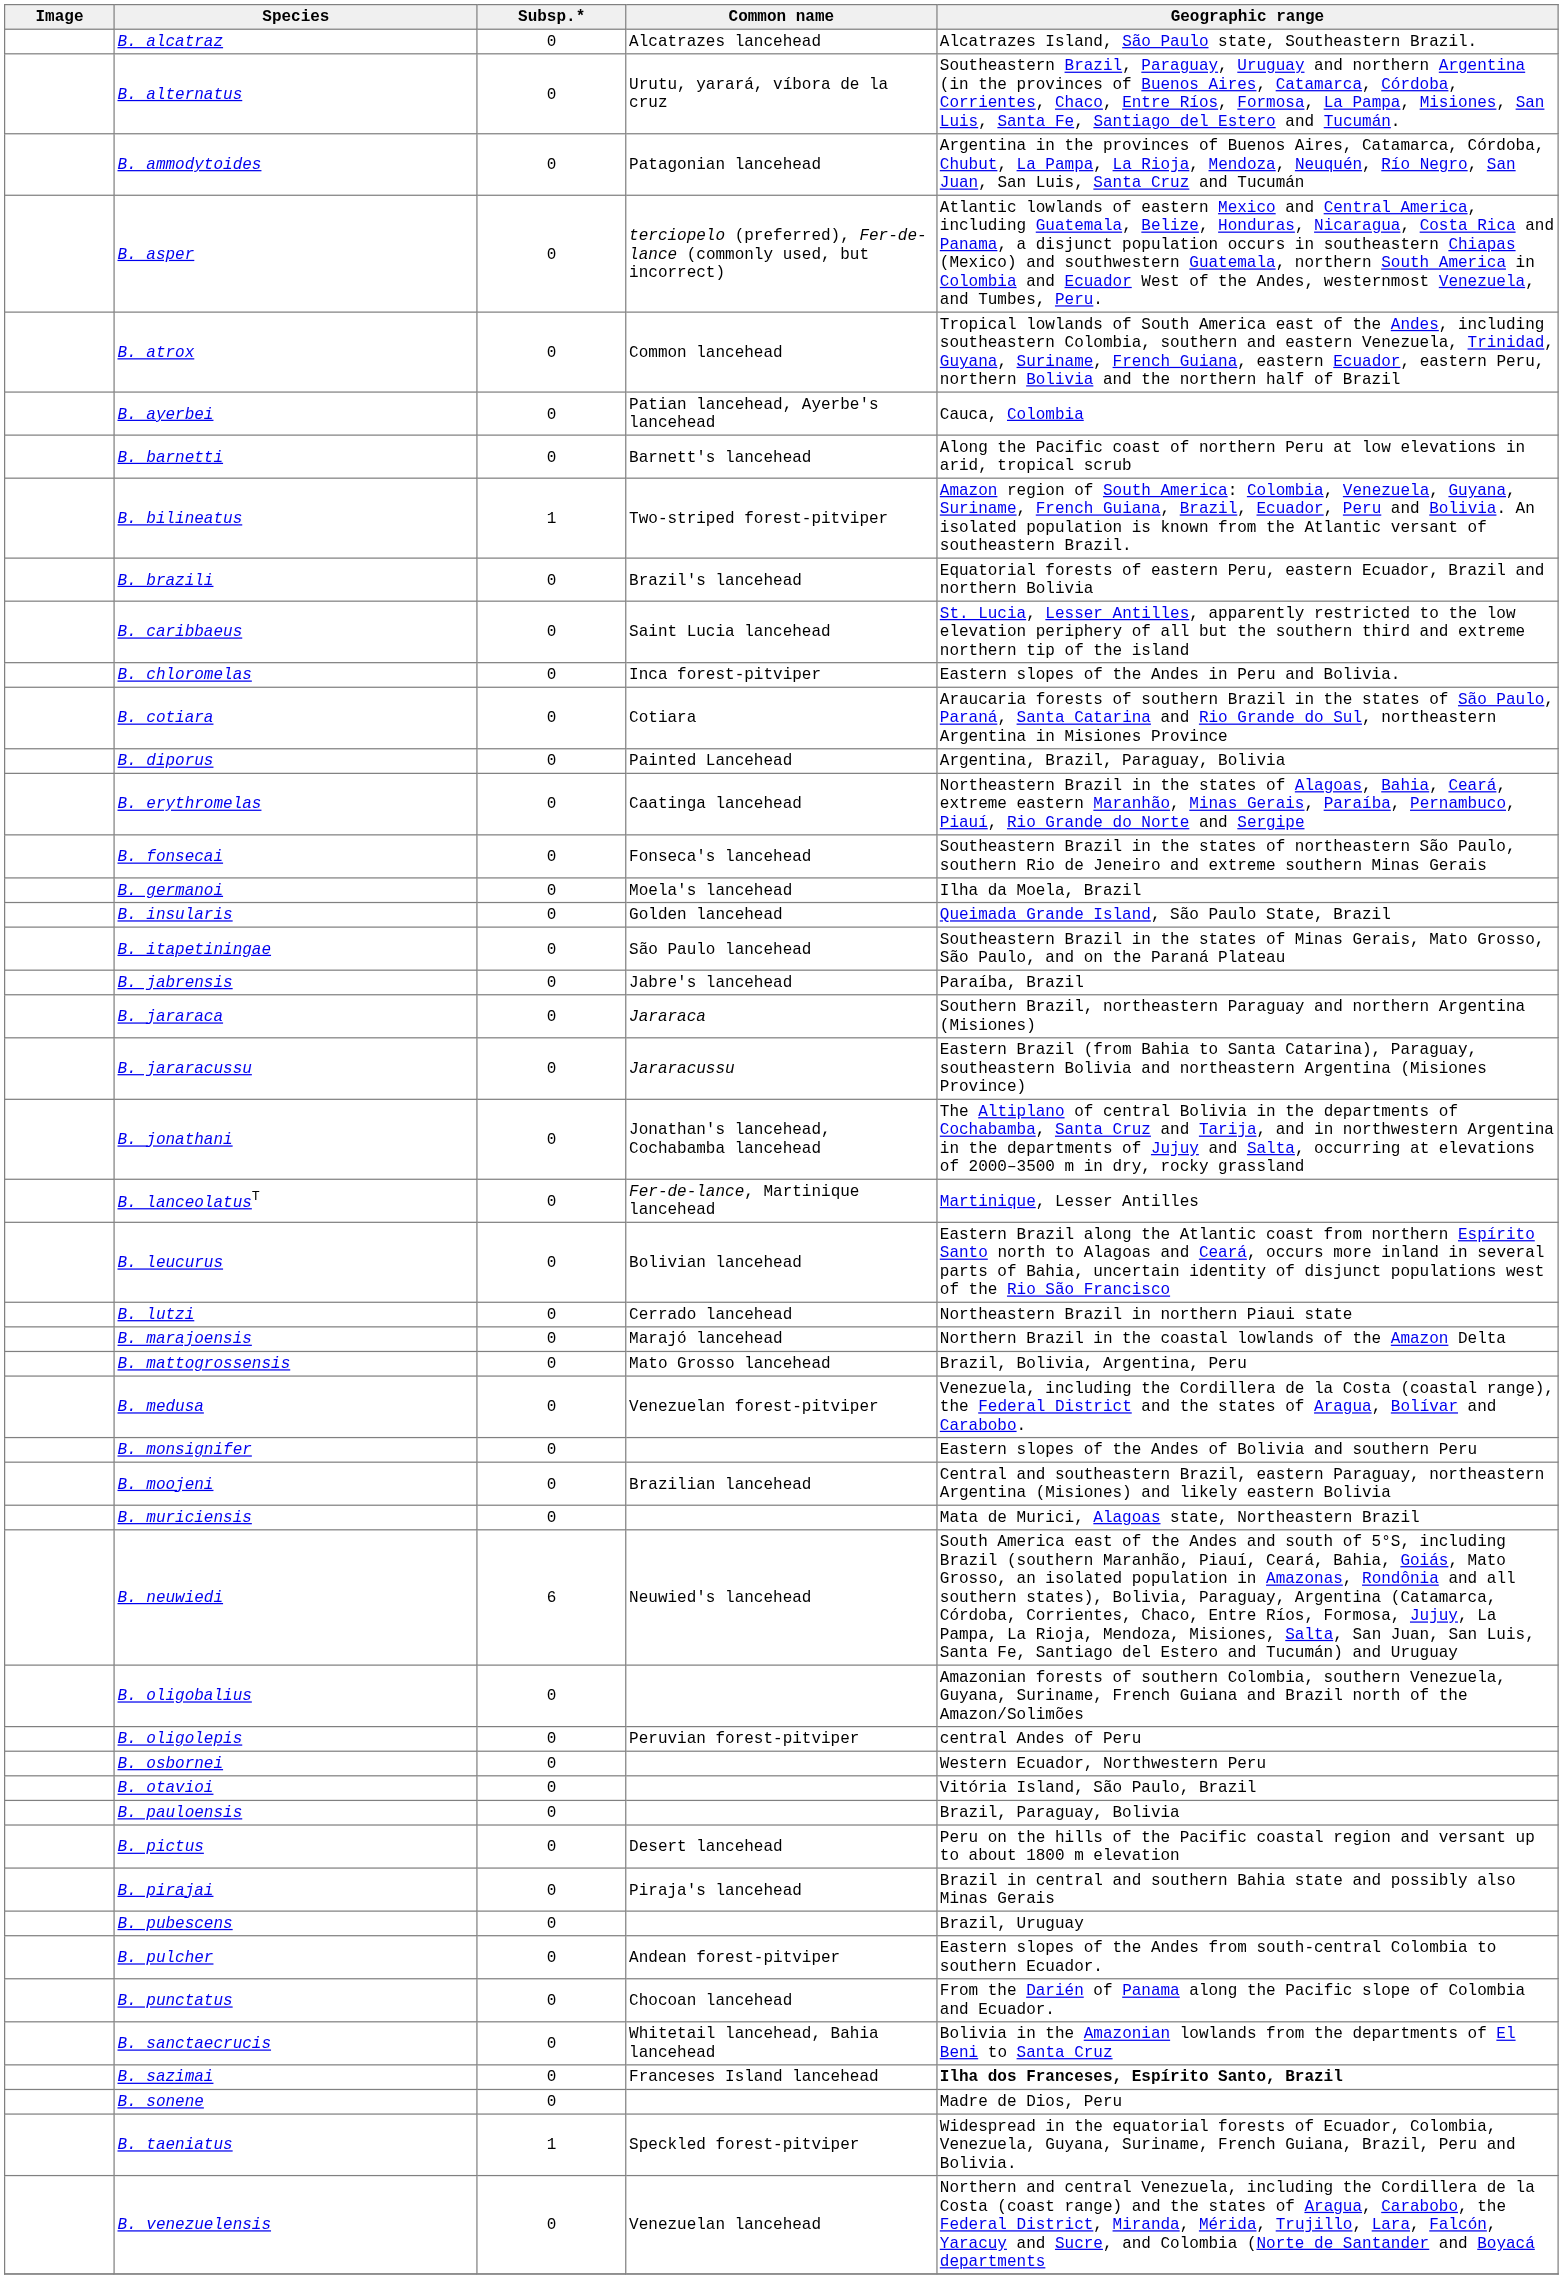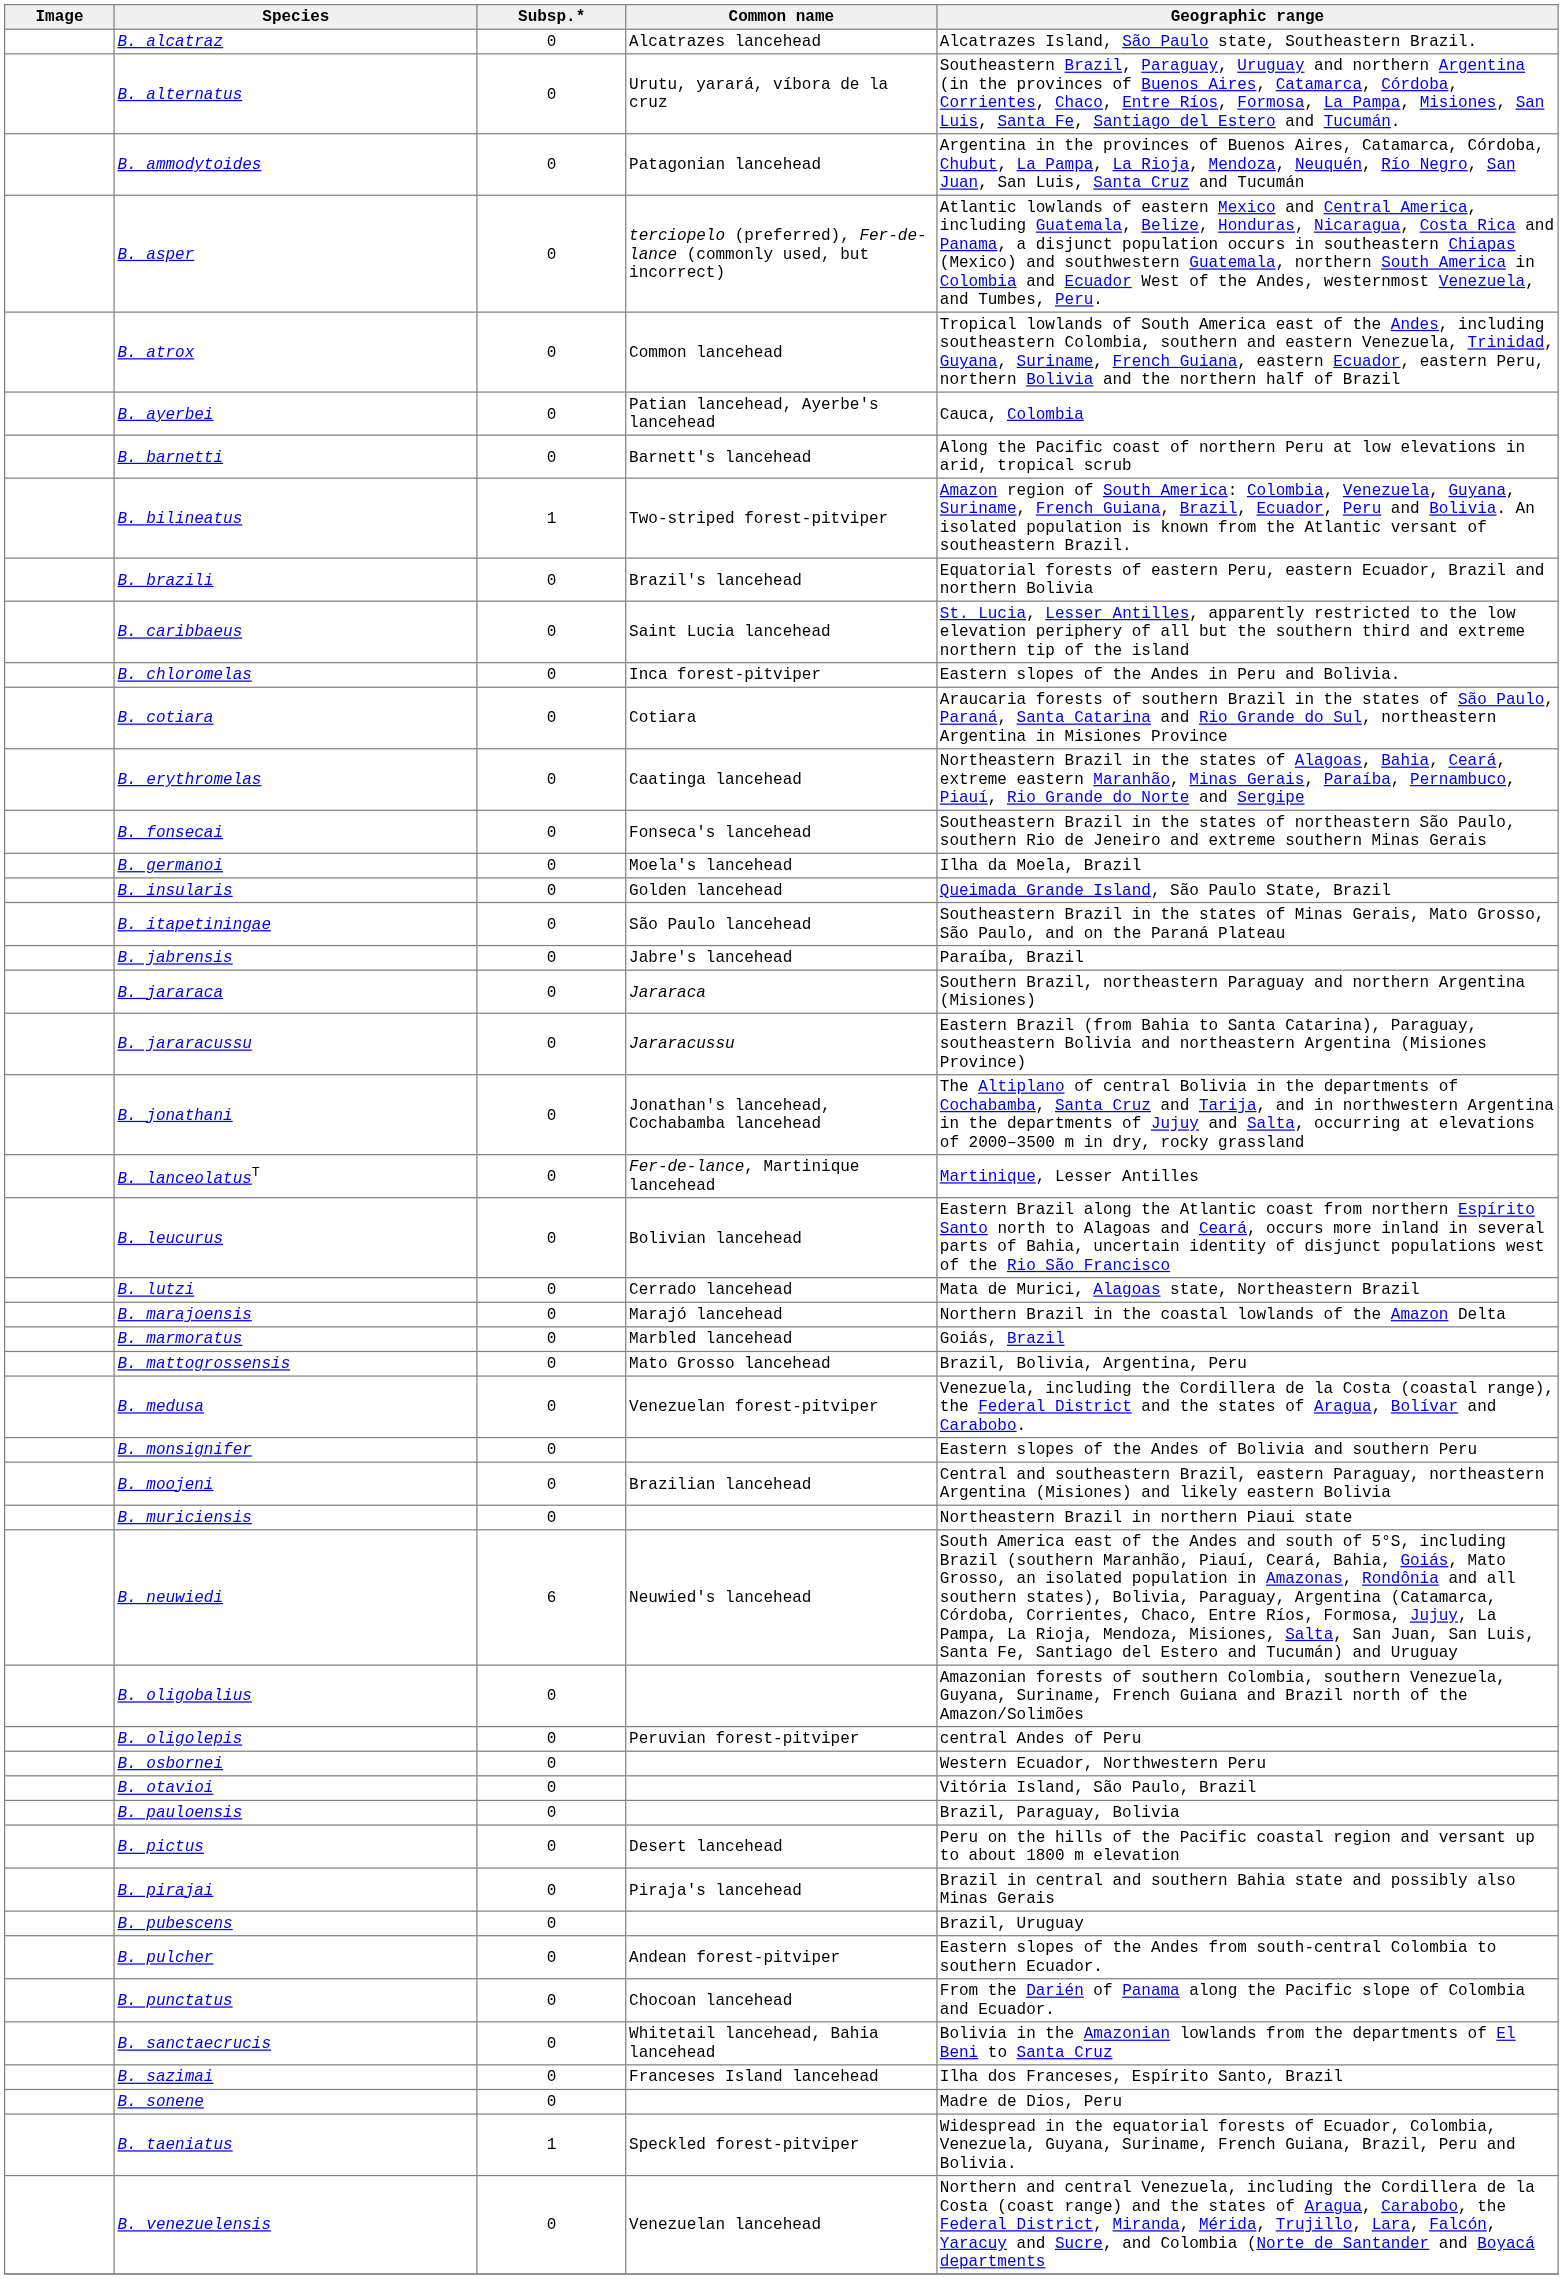- row: (165, 761)
(1146, 1315) Northeastern Brazil in northern Piaui state -> (1180, 1290) Mata de Murici, Alagoas state, Northeastern Brazil
+ row: (180, 1339)
(1180, 1518) Mata de Murici, Alagoas state, Northeastern Brazil -> (1146, 1518) Northeastern Brazil in northern Piaui state
(1141, 2077) bold -> (1141, 2077) normal
